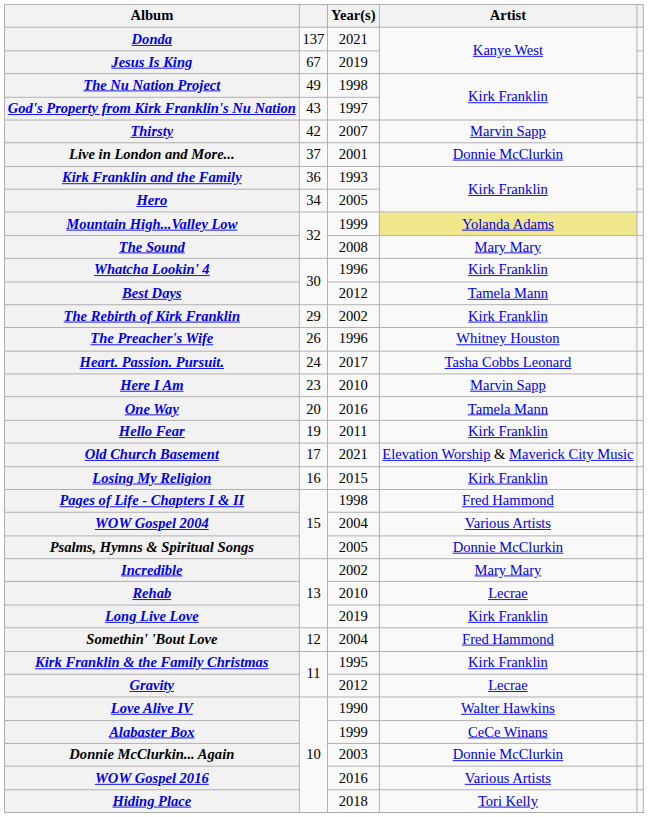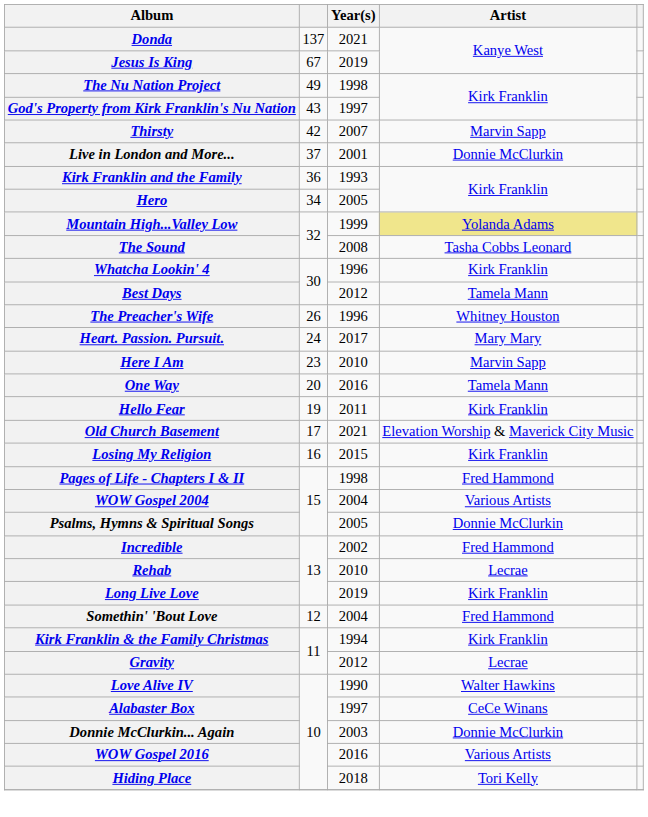(508, 246) Mary Mary -> (508, 246) Tasha Cobbs Leonard
- row: (152, 316)
(508, 362) Tasha Cobbs Leonard -> (508, 339) Mary Mary
(508, 570) Mary Mary -> (508, 547) Fred Hammond
(353, 662) 1995 -> (353, 639) 1994
(353, 731) 1999 -> (353, 708) 1997
